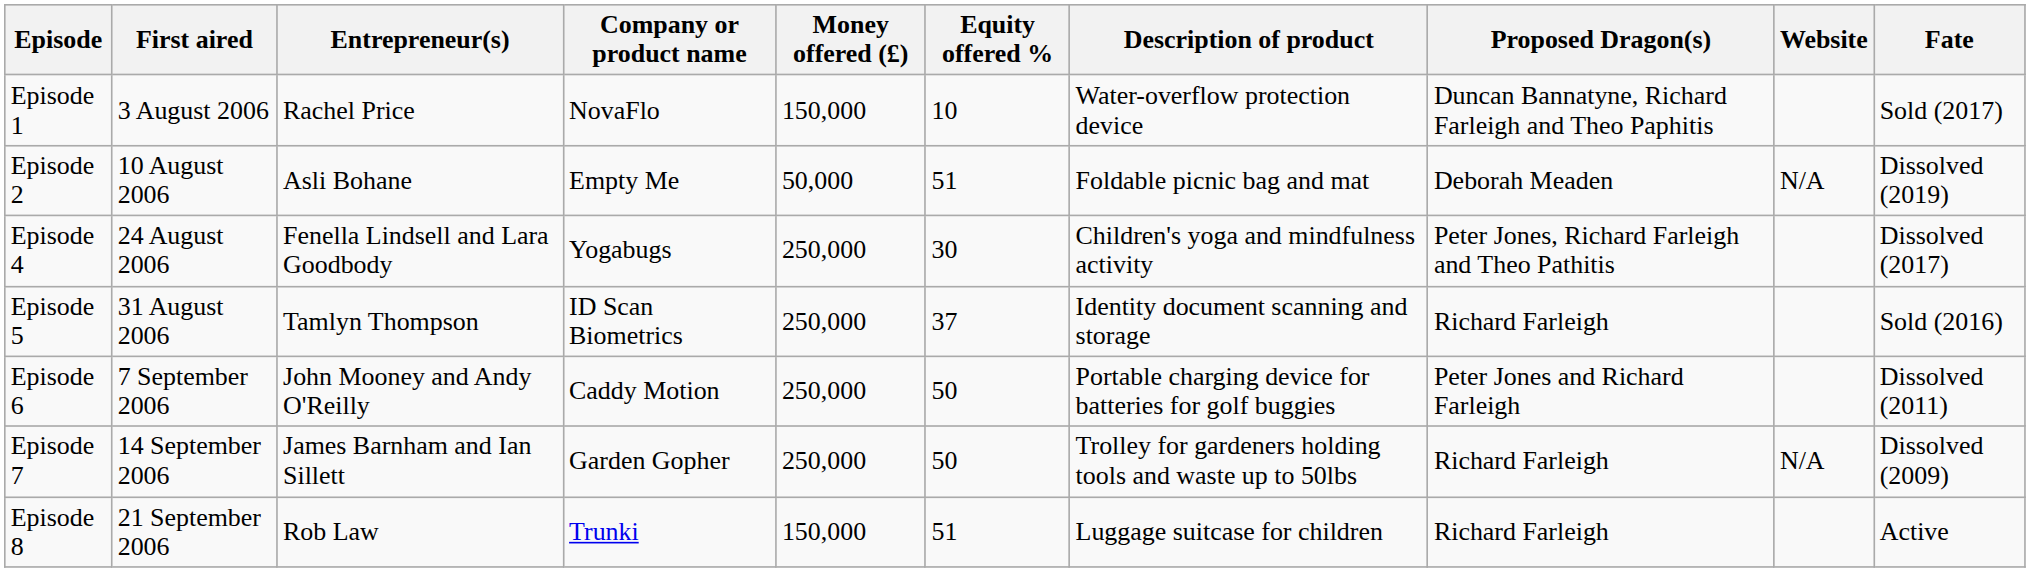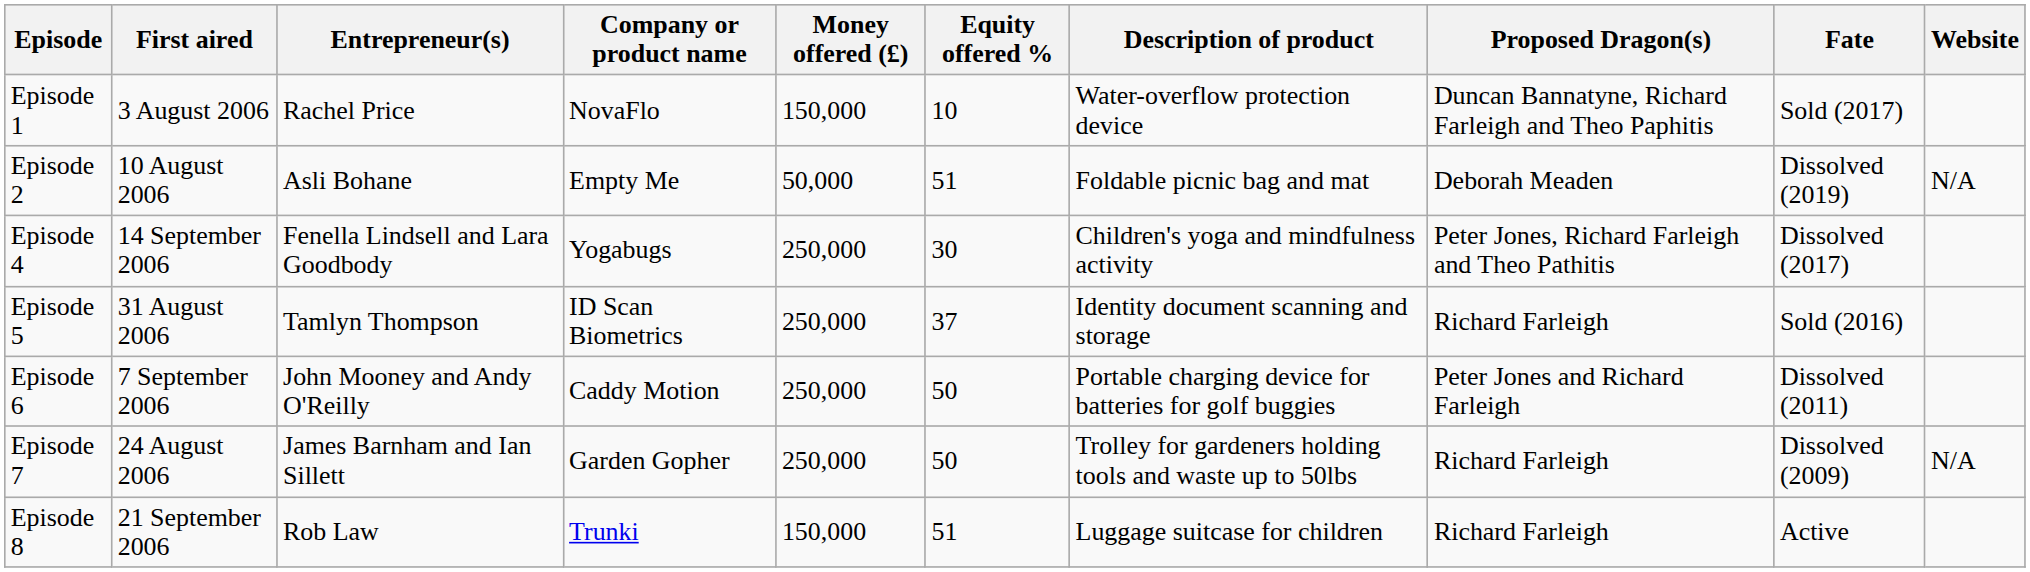columns swapped: (1824, 39) <-> (1949, 39)
(171, 250) 24 August 2006 -> (189, 250) 14 September 2006
(189, 461) 14 September 2006 -> (171, 461) 24 August 2006
